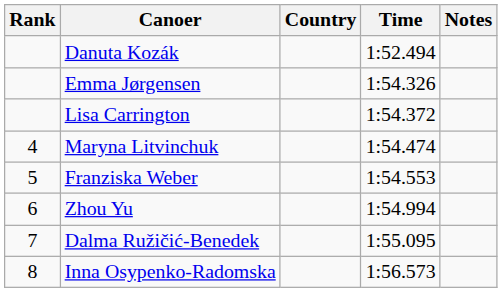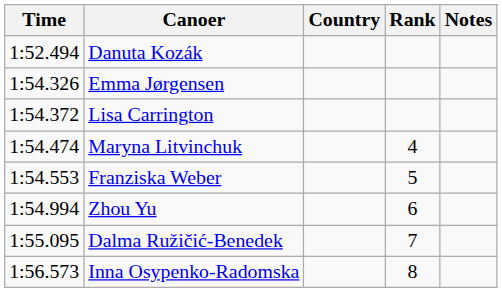columns swapped: (32, 20) <-> (401, 20)
